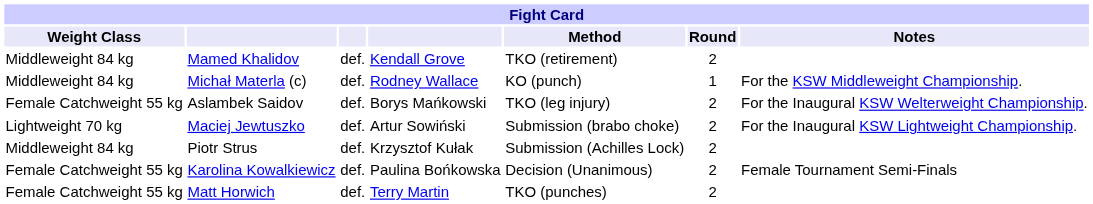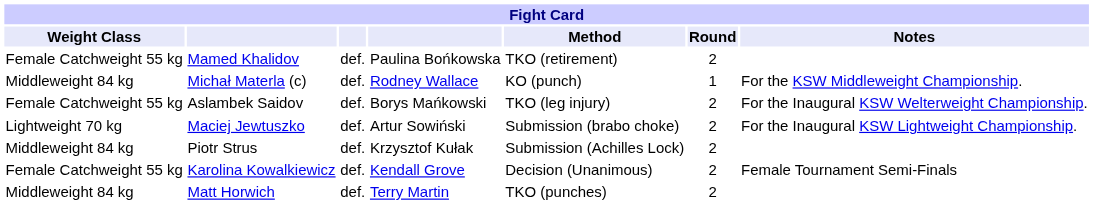(70, 59) Middleweight 84 kg -> (94, 59) Female Catchweight 55 kg
(417, 59) Kendall Grove -> (435, 59) Paulina Bońkowska
(435, 170) Paulina Bońkowska -> (417, 170) Kendall Grove
(94, 192) Female Catchweight 55 kg -> (70, 192) Middleweight 84 kg
